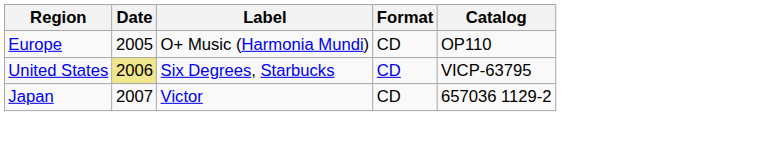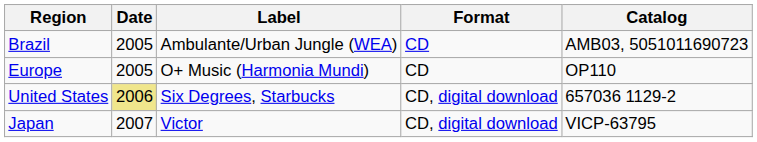+ row: (29, 44)
(389, 70) CD -> (481, 96) CD, digital download
(486, 70) VICP-63795 -> (621, 96) 657036 1129-2
(389, 96) CD -> (481, 123) CD, digital download
(496, 96) 657036 1129-2 -> (611, 123) VICP-63795
